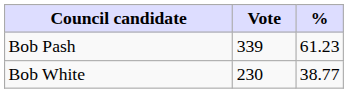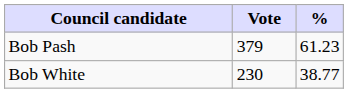(250, 46) 339 -> (250, 46) 379
